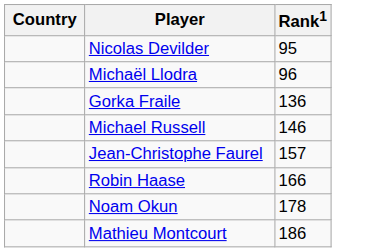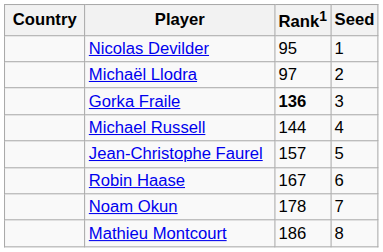+ column: (354, 19)
(288, 74) 96 -> (288, 74) 97
(292, 101) normal -> (292, 101) bold
(292, 127) 146 -> (292, 127) 144
(292, 180) 166 -> (292, 180) 167
